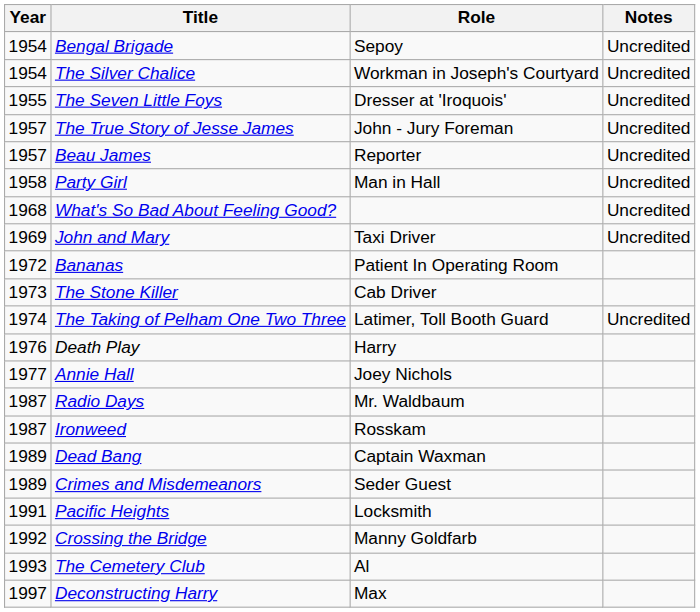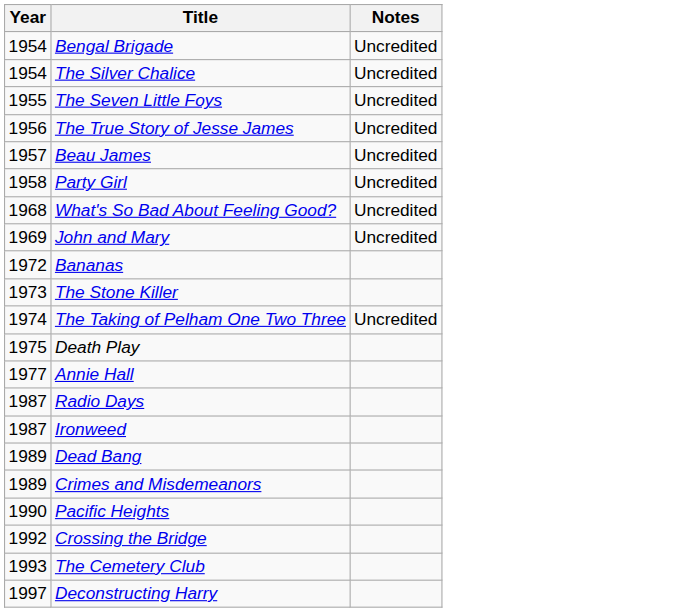- column: (476, 18)
(28, 127) 1957 -> (28, 127) 1956
(28, 347) 1976 -> (28, 347) 1975
(28, 511) 1991 -> (28, 511) 1990
